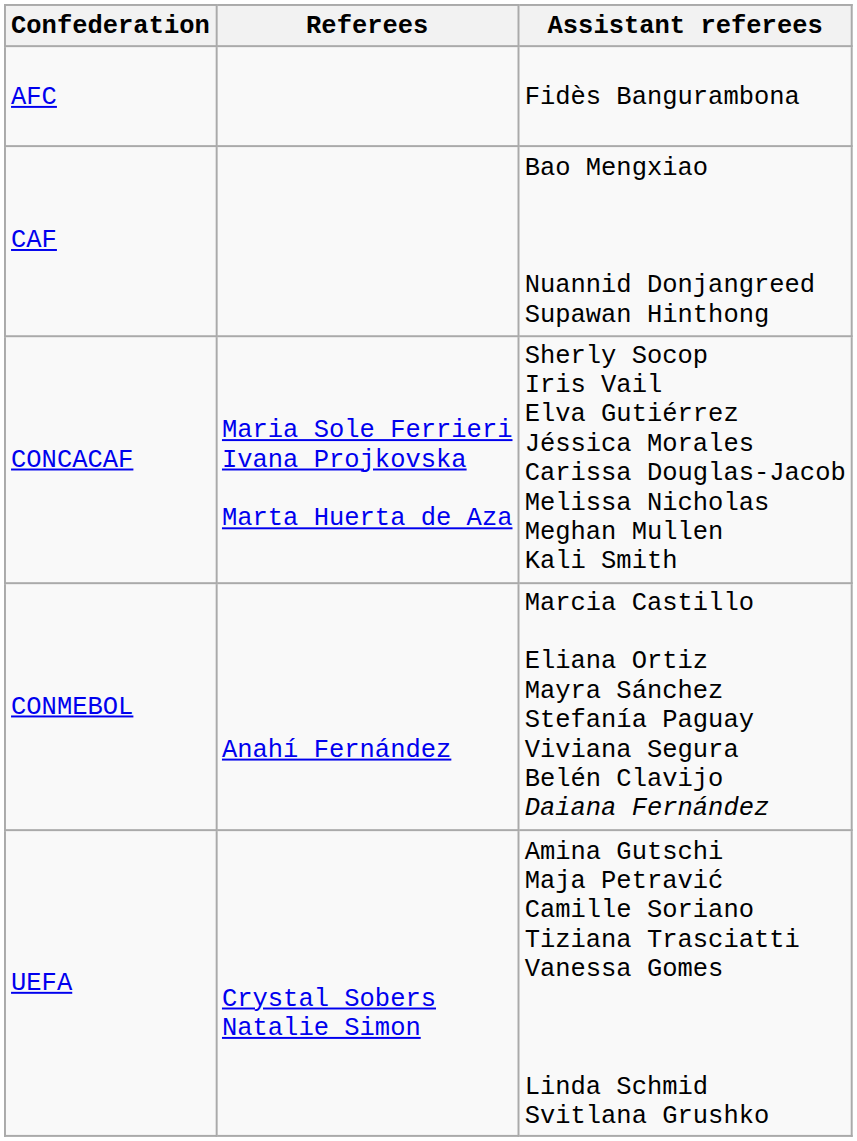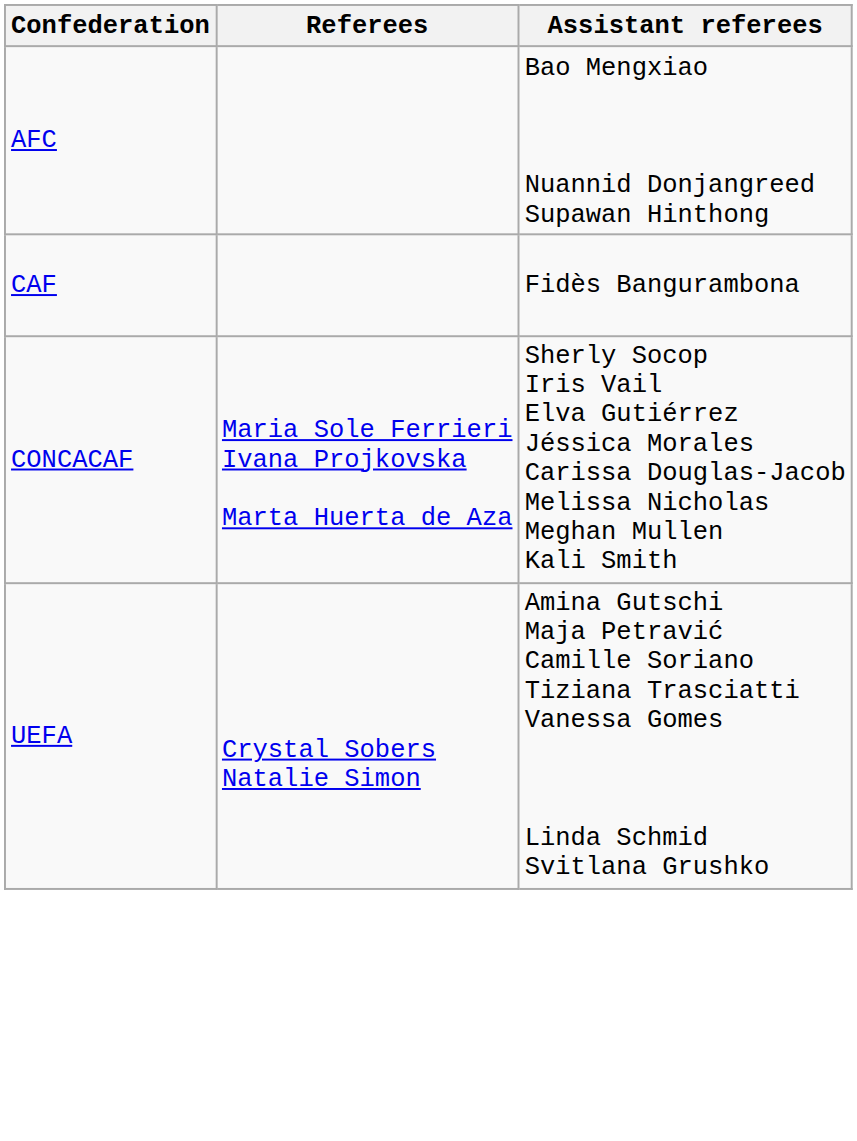(662, 97) Fidès Bangurambona -> (670, 141) Bao Mengxiao Nuannid Donjangreed Supawan Hinthong
(670, 241) Bao Mengxiao Nuannid Donjangreed Supawan Hinthong -> (662, 285) Fidès Bangurambona
- row: (72, 706)
